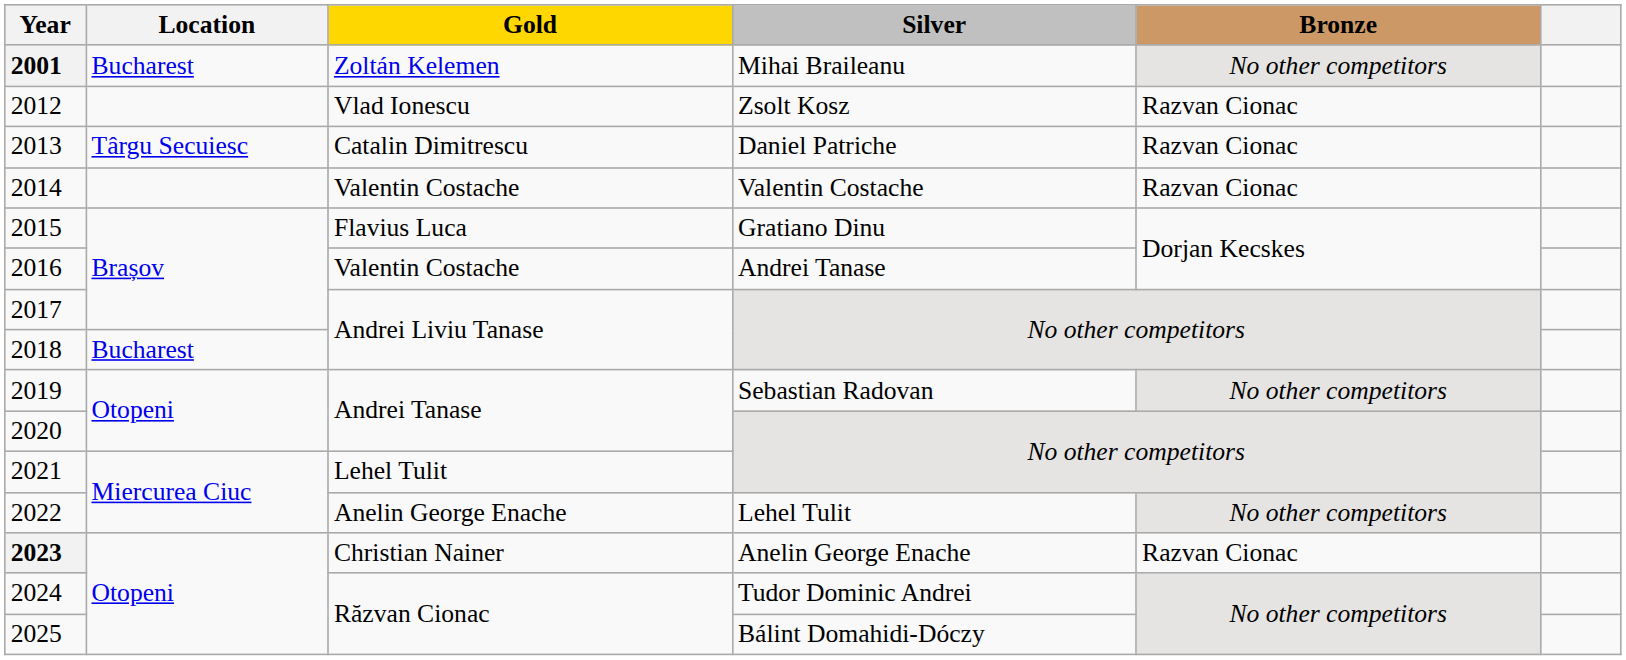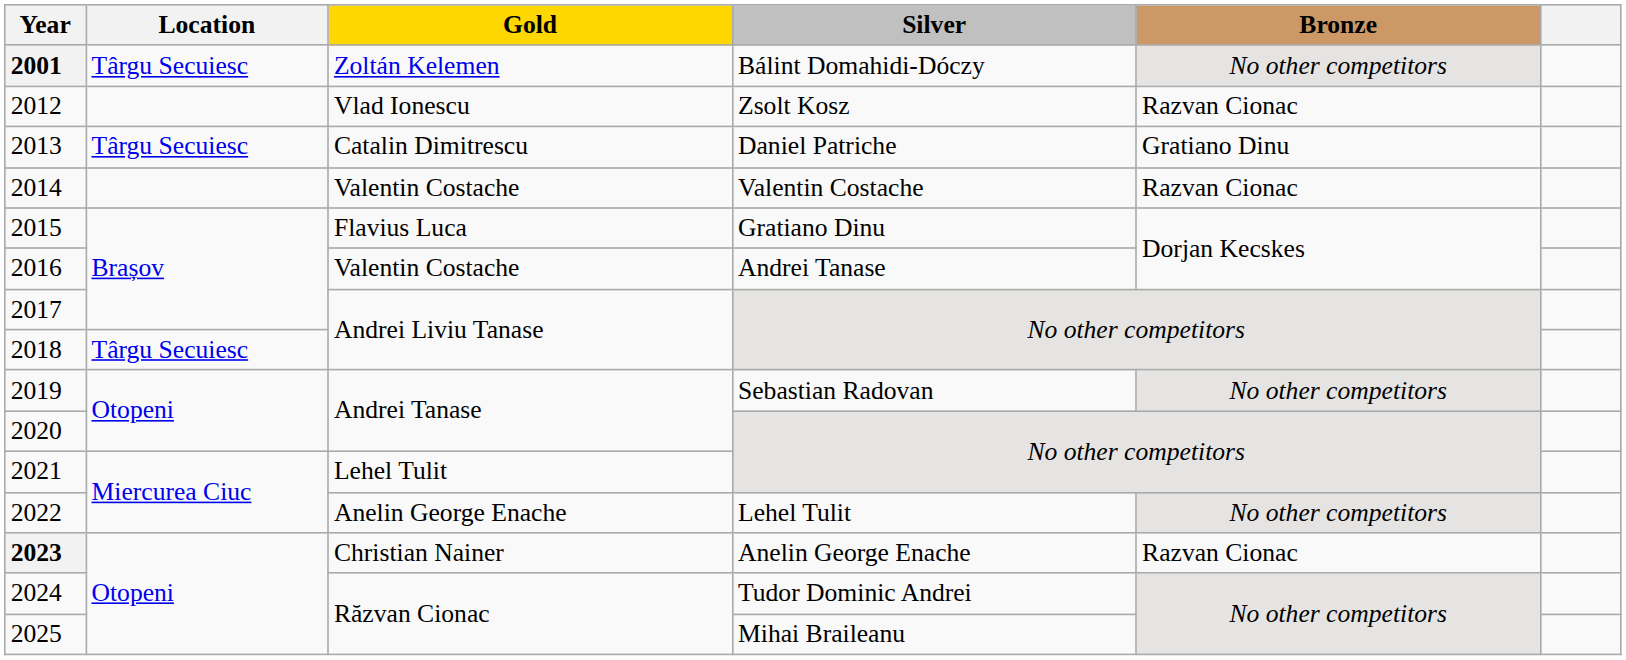(143, 65) Bucharest -> (170, 65) Târgu Secuiesc
(822, 65) Mihai Braileanu -> (861, 65) Bálint Domahidi-Dóczy
(1220, 146) Razvan Cionac -> (1216, 146) Gratiano Dinu
(143, 349) Bucharest -> (170, 349) Târgu Secuiesc
(861, 633) Bálint Domahidi-Dóczy -> (822, 633) Mihai Braileanu
